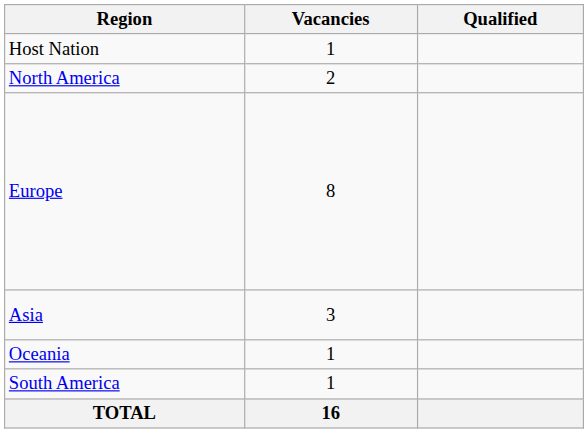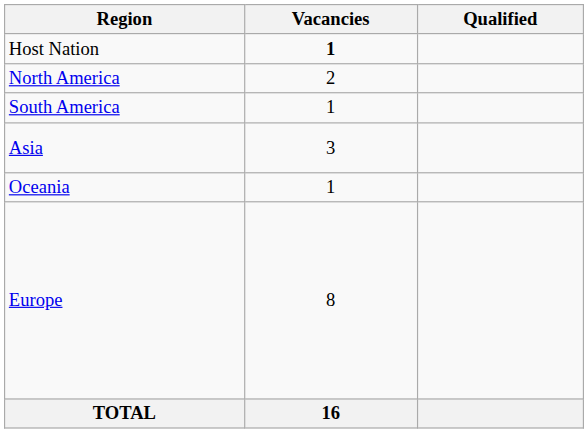(331, 48) normal -> (331, 48) bold
rows swapped: (64, 383) <-> (36, 191)
